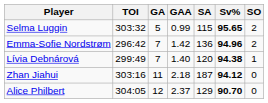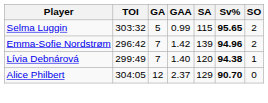(205, 43) 136 -> (205, 43) 139
- row: (32, 75)
